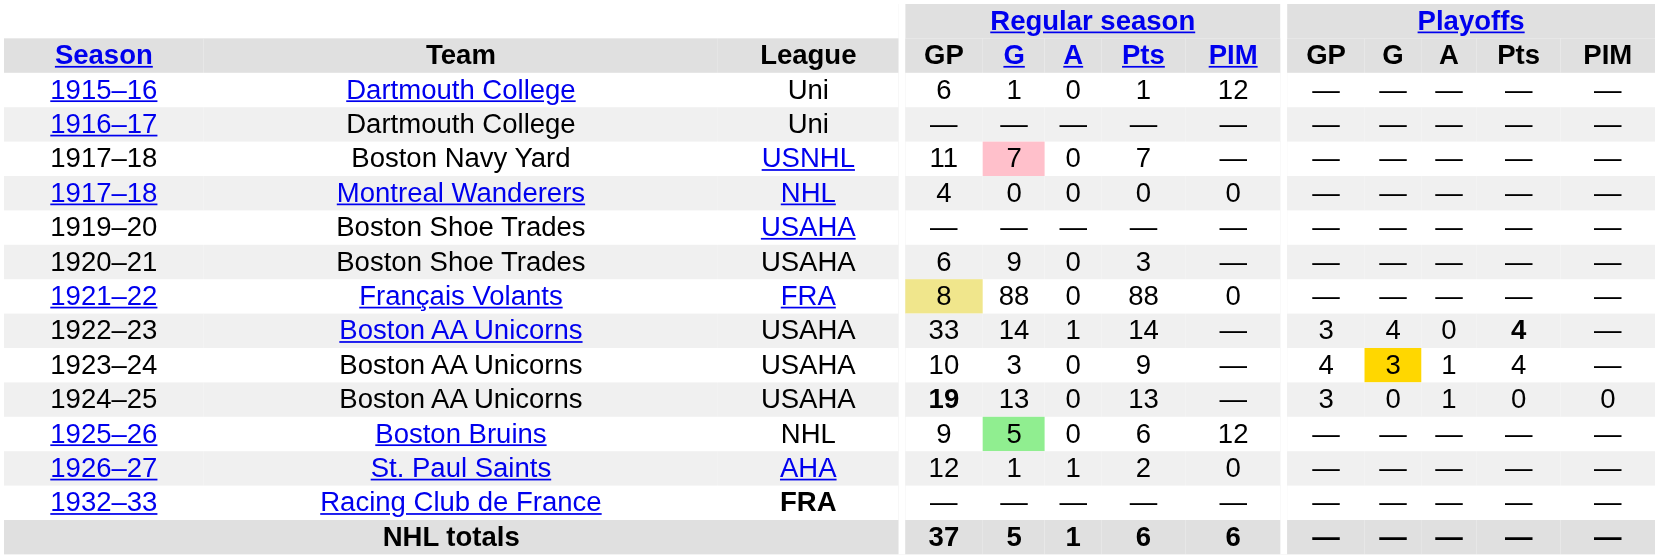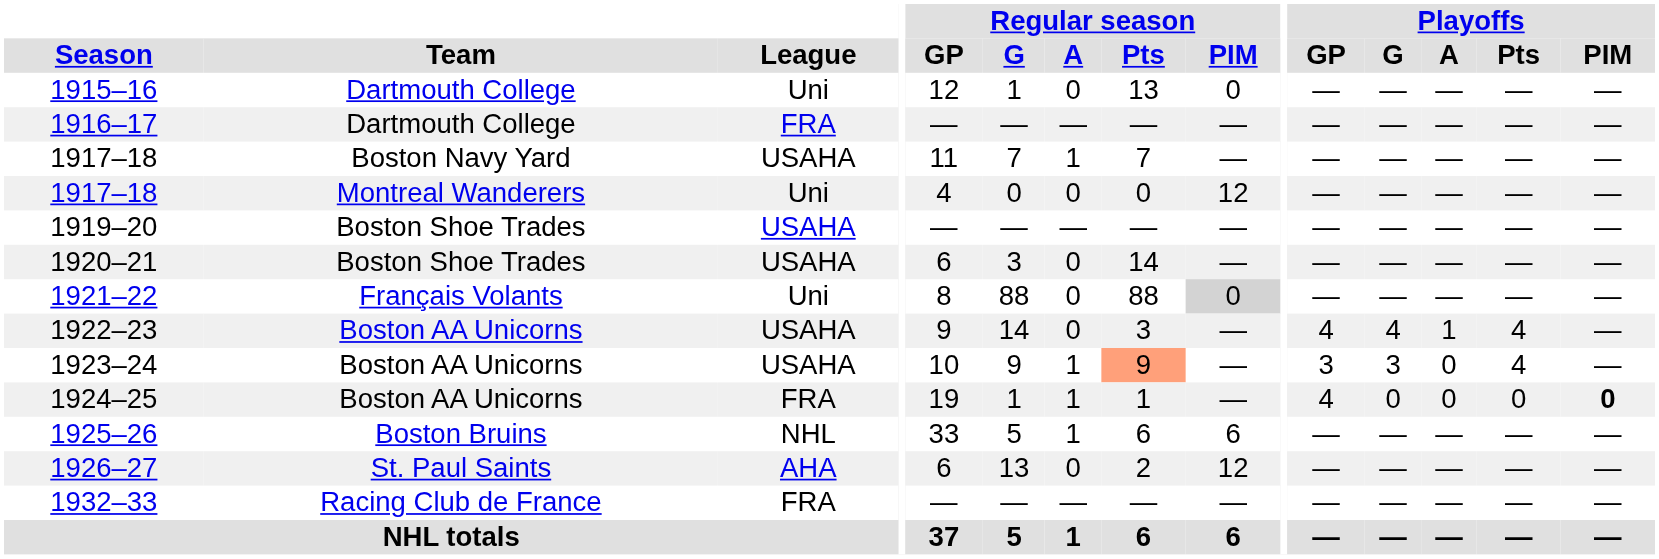(944, 89) 6 -> (944, 89) 12
(1143, 89) 1 -> (1143, 89) 13
(1233, 89) 12 -> (1233, 89) 0
(808, 124) Uni -> (808, 124) FRA
(808, 158) USNHL -> (808, 158) USAHA
(1014, 158) pink background -> (1014, 158) no background
(1073, 158) 0 -> (1073, 158) 1
(808, 192) NHL -> (808, 192) Uni
(1233, 192) 0 -> (1233, 192) 12
(1014, 261) 9 -> (1014, 261) 3
(1143, 261) 3 -> (1143, 261) 14
(808, 296) FRA -> (808, 296) Uni
(944, 296) khaki background -> (944, 296) no background
(1233, 296) no background -> (1233, 296) lightgrey background
(944, 330) 33 -> (944, 330) 9
(1073, 330) 1 -> (1073, 330) 0
(1143, 330) 14 -> (1143, 330) 3
(1326, 330) 3 -> (1326, 330) 4
(1449, 330) 0 -> (1449, 330) 1
(1519, 330) bold -> (1519, 330) normal
(1014, 364) 3 -> (1014, 364) 9
(1073, 364) 0 -> (1073, 364) 1
(1143, 364) no background -> (1143, 364) lightsalmon background
(1326, 364) 4 -> (1326, 364) 3
(1393, 364) gold background -> (1393, 364) no background
(1449, 364) 1 -> (1449, 364) 0
(808, 399) USAHA -> (808, 399) FRA
(944, 399) bold -> (944, 399) normal
(1014, 399) 13 -> (1014, 399) 1
(1073, 399) 0 -> (1073, 399) 1
(1143, 399) 13 -> (1143, 399) 1
(1326, 399) 3 -> (1326, 399) 4
(1449, 399) 1 -> (1449, 399) 0
(1608, 399) normal -> (1608, 399) bold
(944, 433) 9 -> (944, 433) 33
(1014, 433) lightgreen background -> (1014, 433) no background
(1073, 433) 0 -> (1073, 433) 1
(1233, 433) 12 -> (1233, 433) 6
(944, 468) 12 -> (944, 468) 6
(1014, 468) 1 -> (1014, 468) 13
(1073, 468) 1 -> (1073, 468) 0
(1233, 468) 0 -> (1233, 468) 12
(808, 502) bold -> (808, 502) normal
